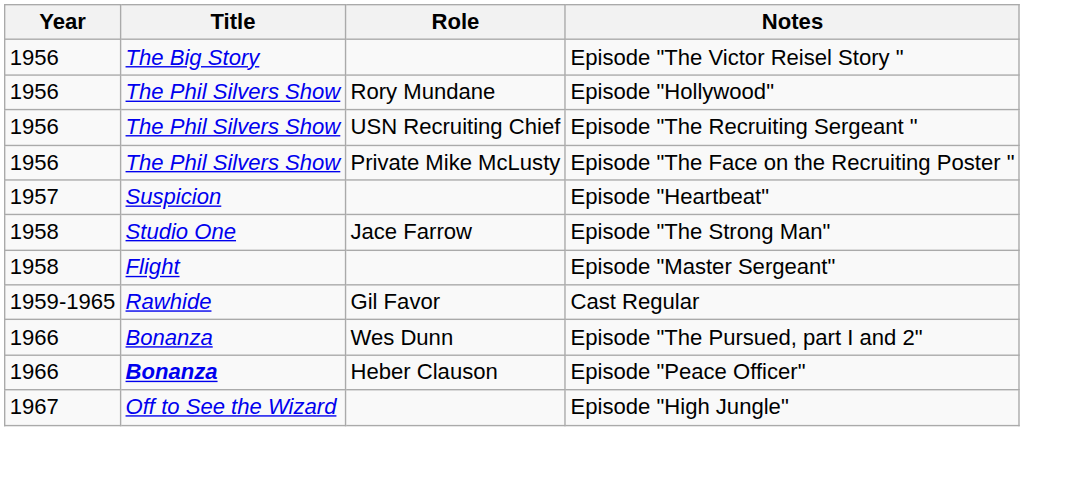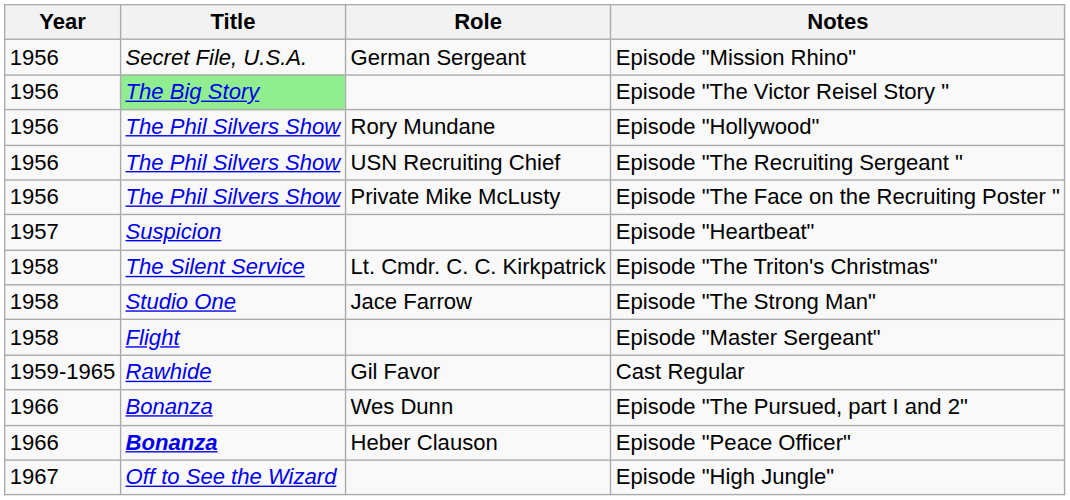+ row: (736, 57)
(192, 57) no background -> (192, 92) lightgreen background
+ row: (777, 267)
